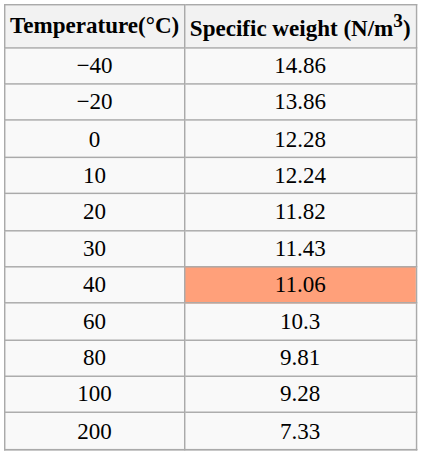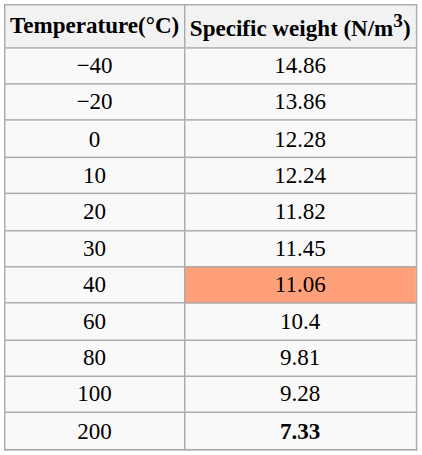(300, 248) 11.43 -> (300, 248) 11.45
(300, 321) 10.3 -> (300, 321) 10.4
(300, 430) normal -> (300, 430) bold
